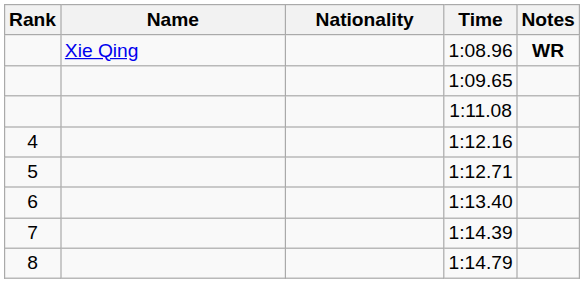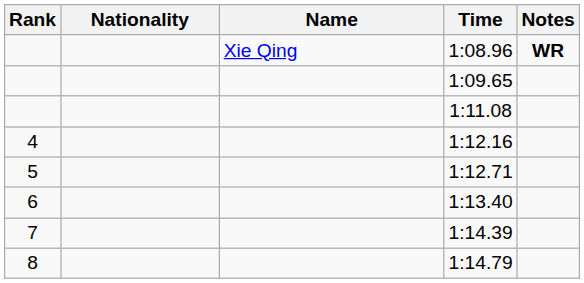columns swapped: (173, 19) <-> (365, 19)
